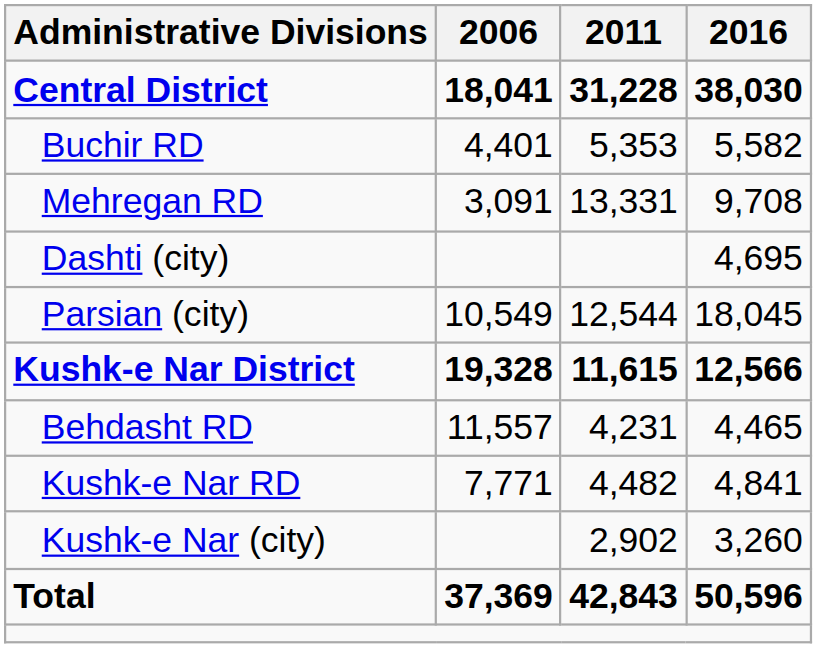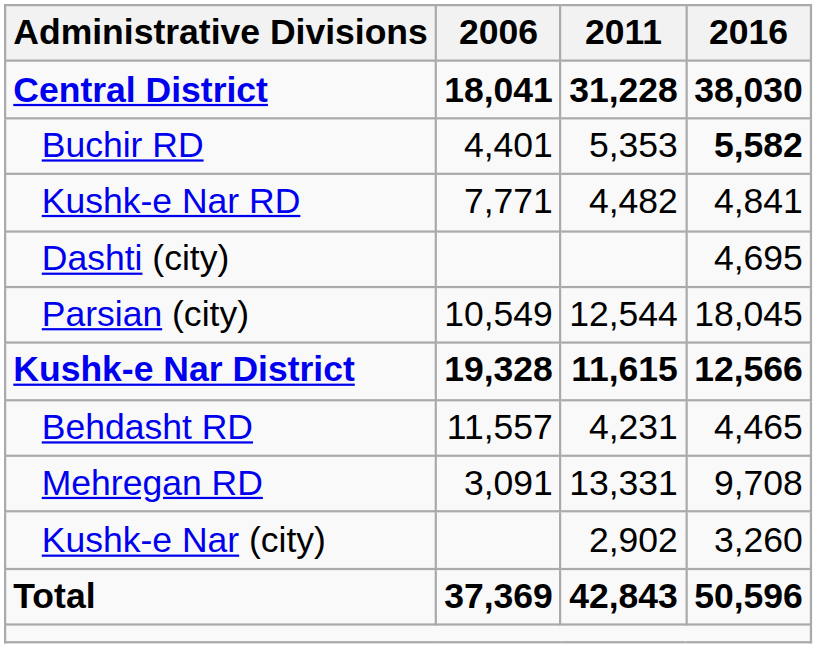(758, 145) normal -> (758, 145) bold
rows swapped: (152, 201) <-> (171, 483)
